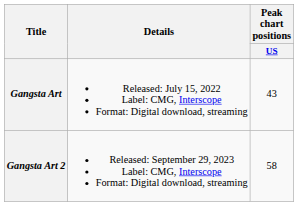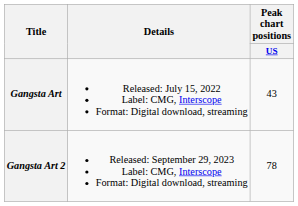(272, 165) 58 -> (272, 165) 78
